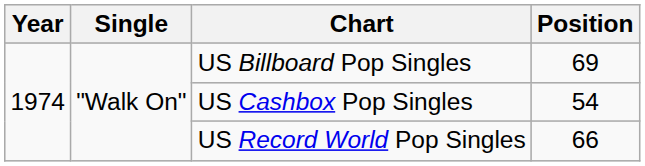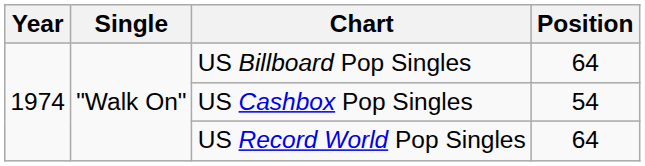(585, 62) 69 -> (585, 62) 64
(585, 140) 66 -> (585, 140) 64
